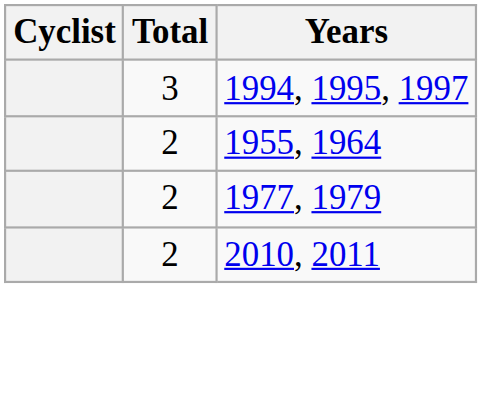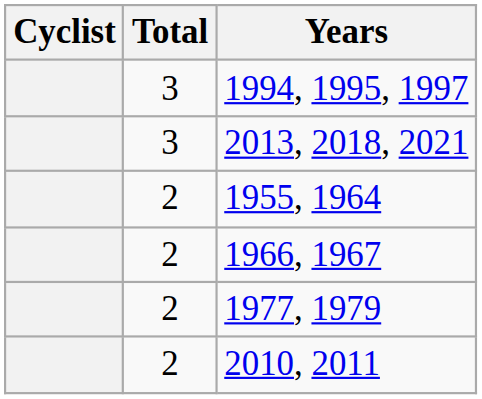+ row: (346, 142)
+ row: (303, 253)
